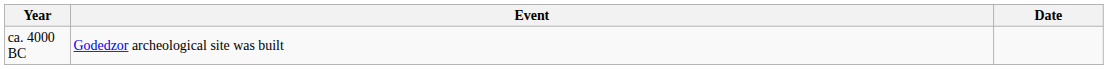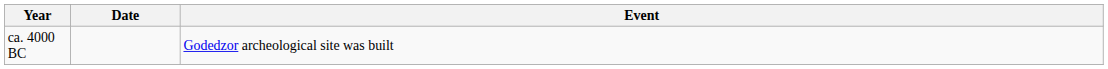columns swapped: (1048, 15) <-> (532, 15)
